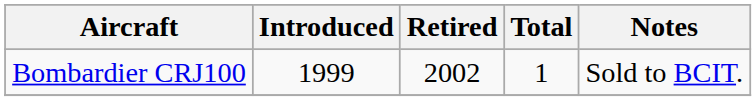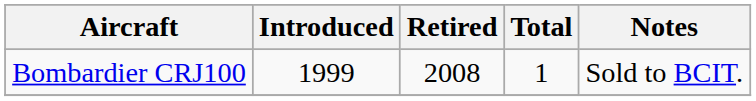(452, 71) 2002 -> (452, 71) 2008
